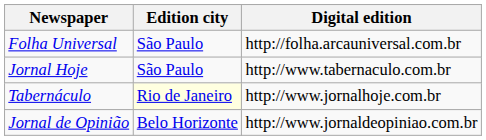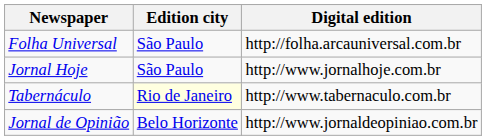(348, 69) http://www.tabernaculo.com.br -> (343, 69) http://www.jornalhoje.com.br
(343, 95) http://www.jornalhoje.com.br -> (348, 95) http://www.tabernaculo.com.br
